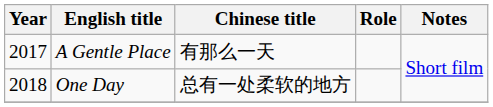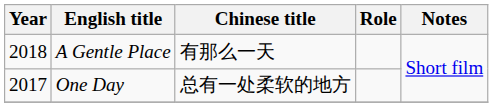(28, 51) 2017 -> (28, 51) 2018
(28, 85) 2018 -> (28, 85) 2017
